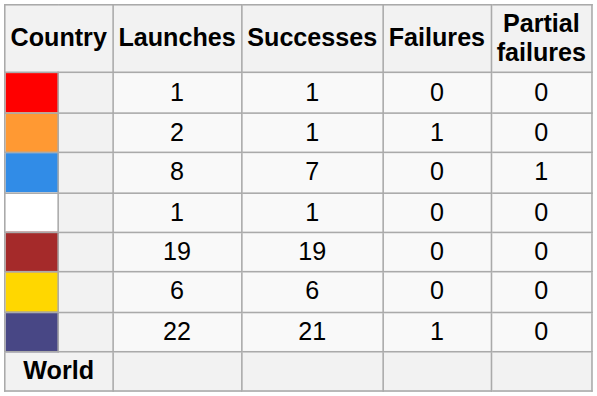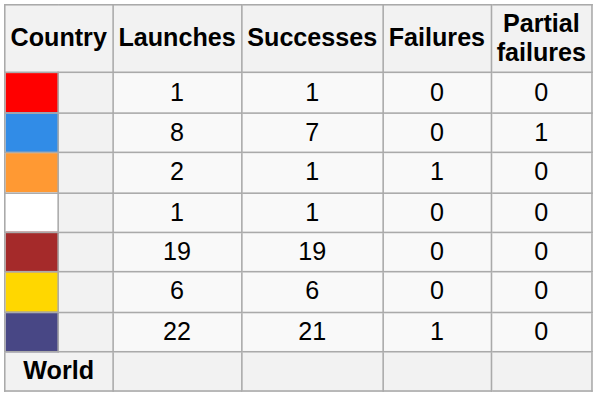rows swapped: (177, 172) <-> (177, 132)
